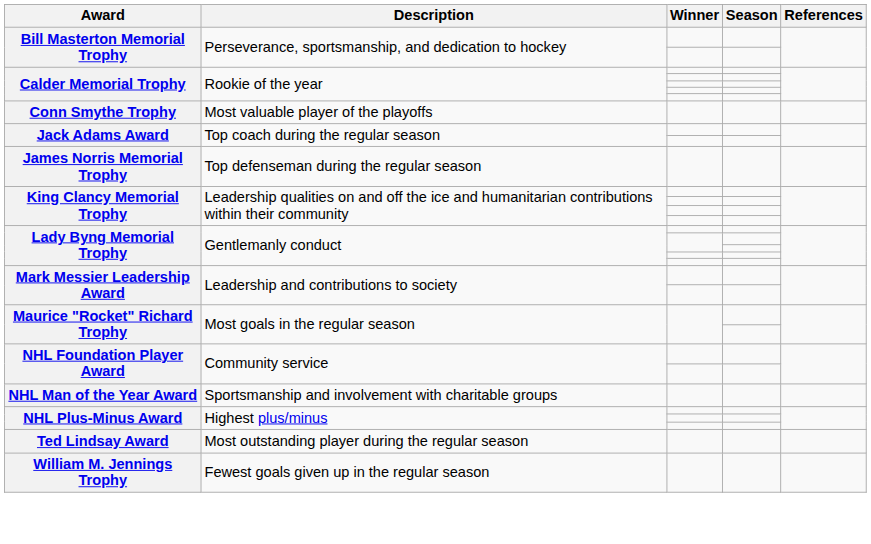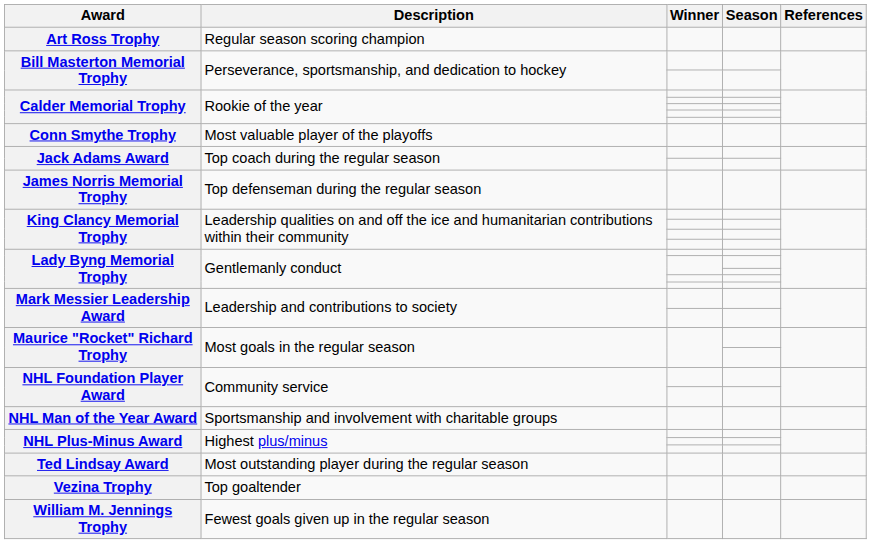+ row: (103, 39)
+ row: (103, 487)
